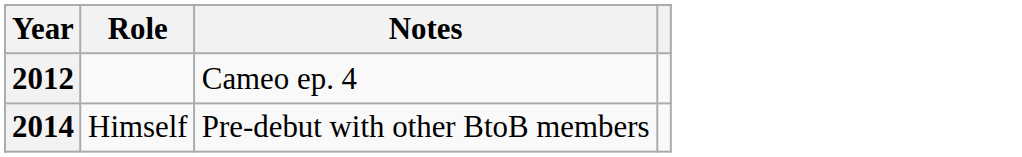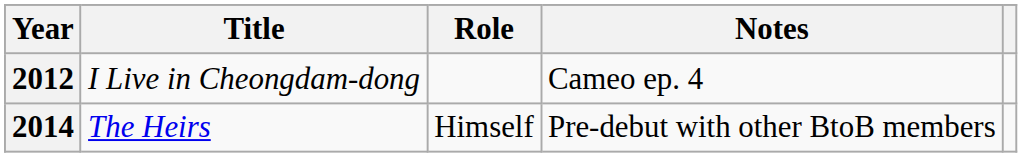+ column: (254, 28)
